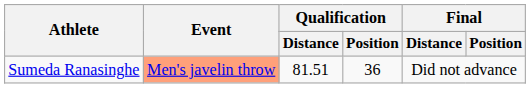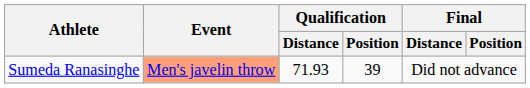(311, 69) 81.51 -> (311, 69) 71.93
(372, 69) 36 -> (372, 69) 39
